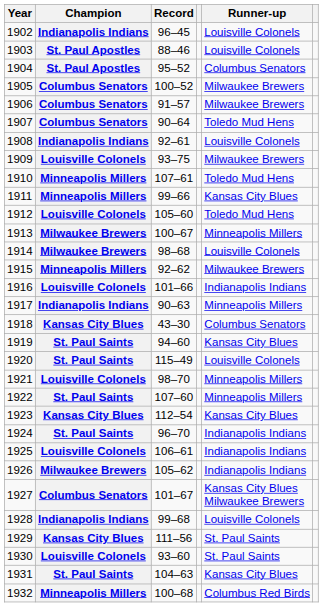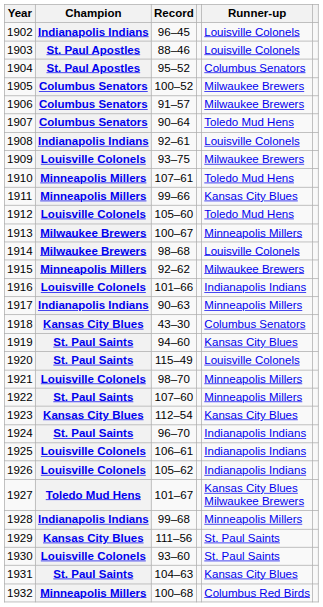(93, 470) Milwaukee Brewers -> (93, 470) Louisville Colonels
(93, 495) Columbus Senators -> (93, 495) Toledo Mud Hens
(252, 519) Louisville Colonels -> (253, 519) Minneapolis Millers
